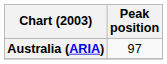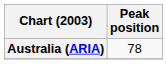(135, 48) 97 -> (135, 48) 78
